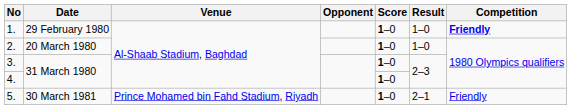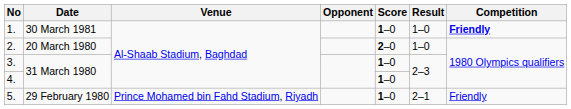(67, 29) 29 February 1980 -> (61, 29) 30 March 1981
(387, 46) 1–0 -> (387, 46) 2–0
(61, 96) 30 March 1981 -> (67, 96) 29 February 1980
